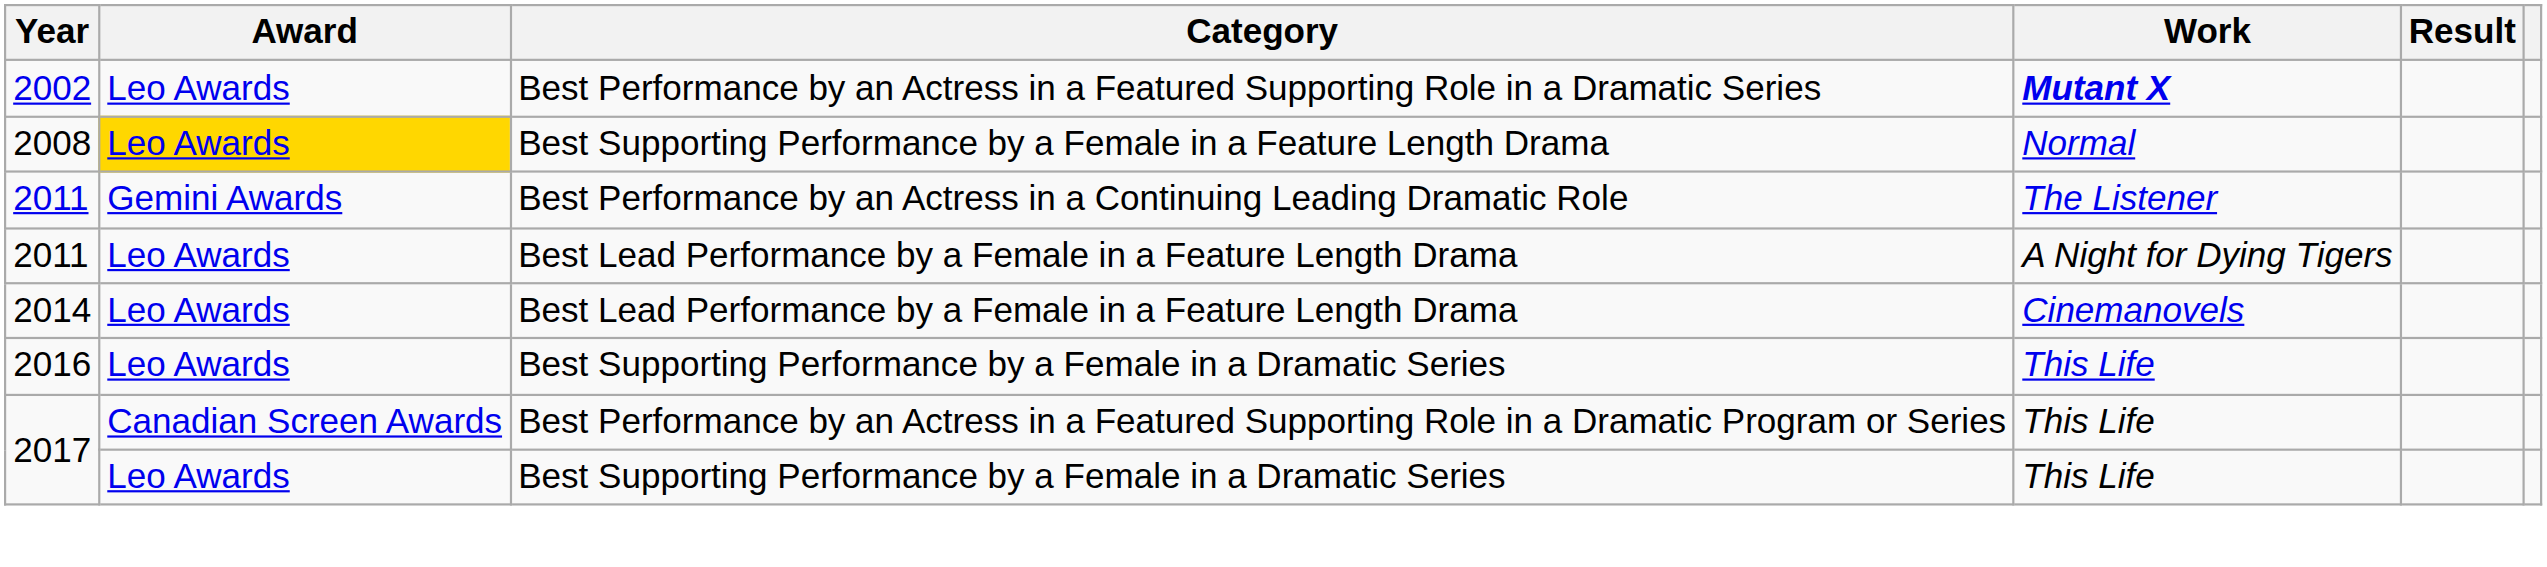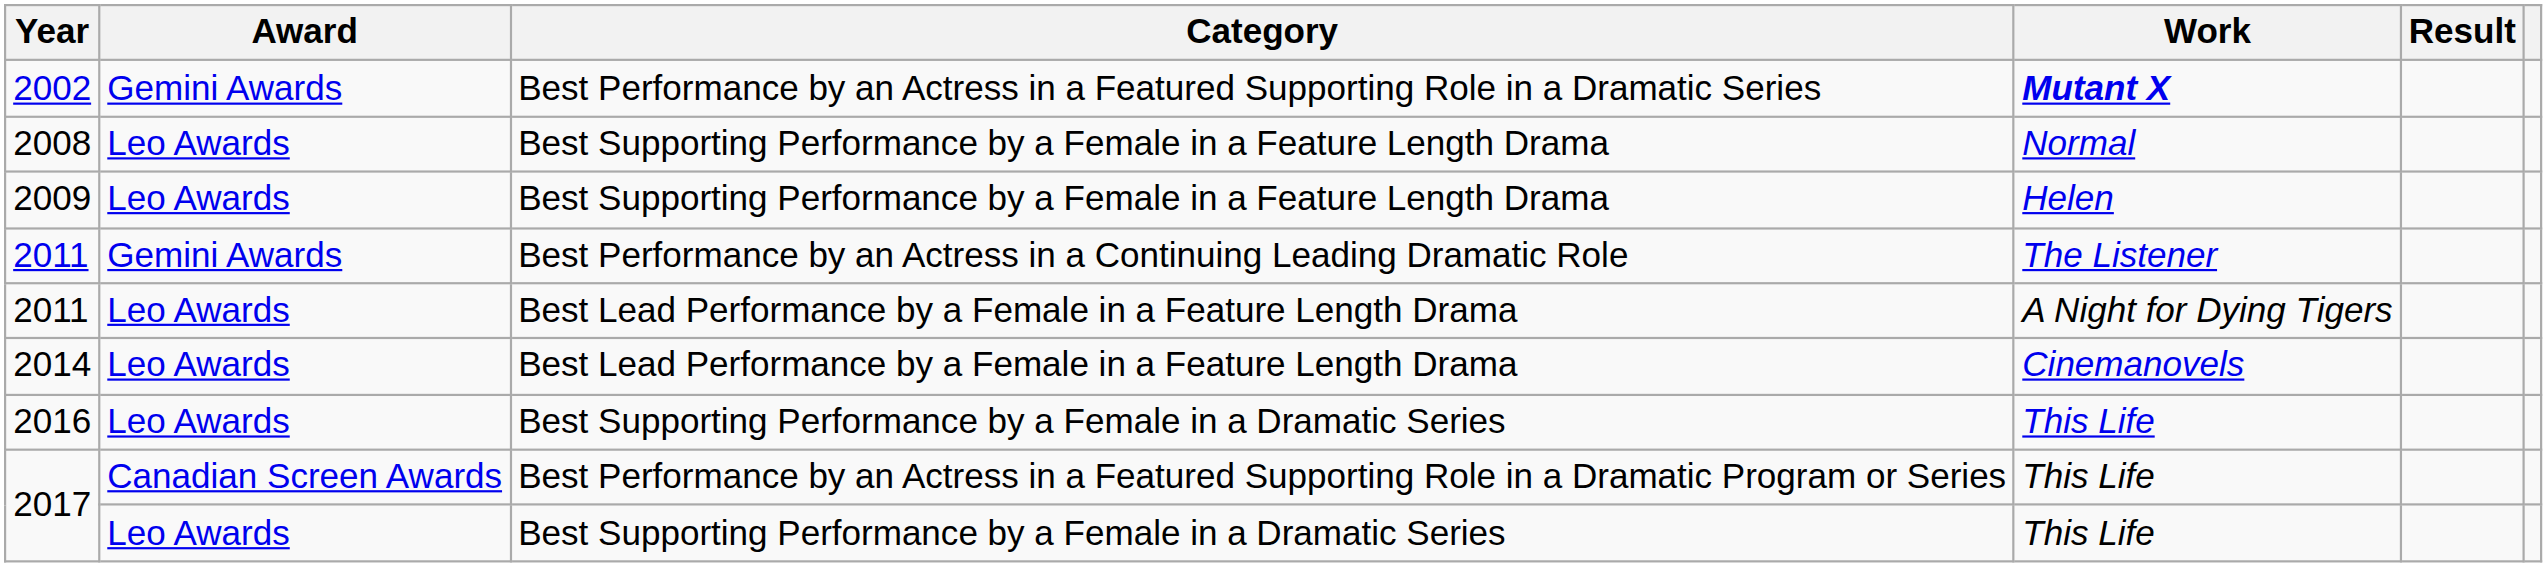(199, 87) Leo Awards -> (225, 87) Gemini Awards
(199, 143) gold background -> (199, 143) no background
+ row: (52, 198)
